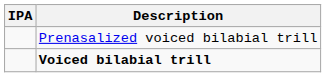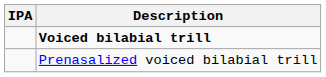rows swapped: (125, 60) <-> (178, 38)
